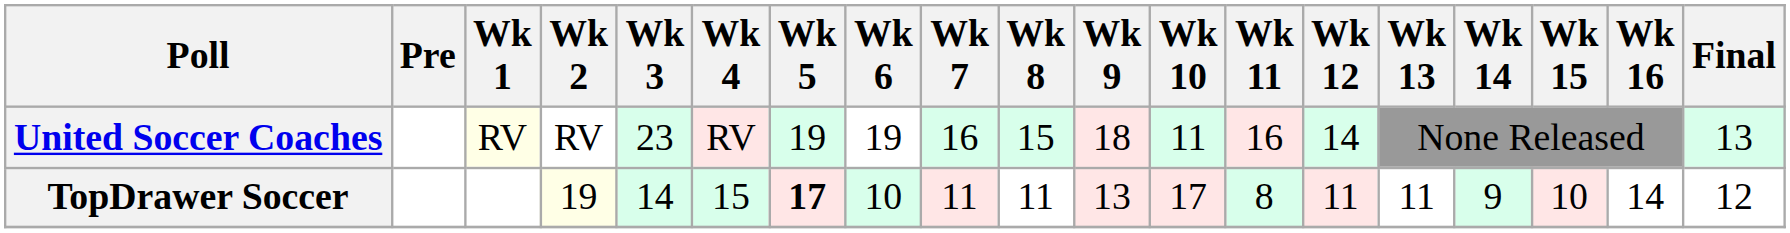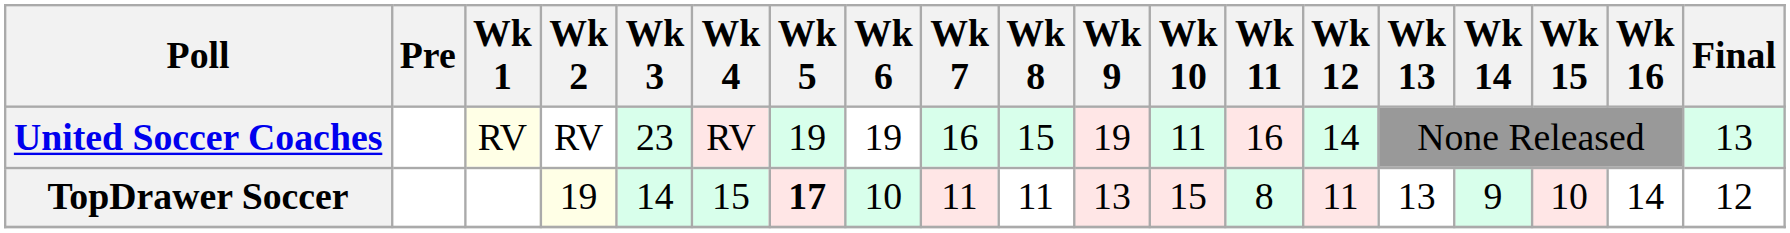(1112, 136) 18 -> (1112, 136) 19
(1188, 196) 17 -> (1188, 196) 15
(1417, 196) 11 -> (1417, 196) 13
